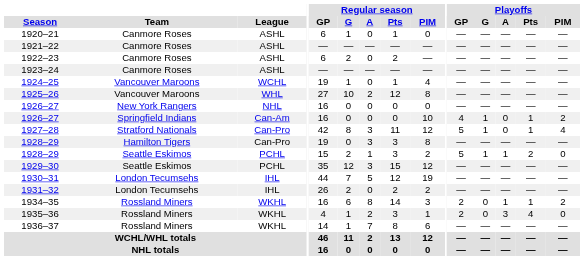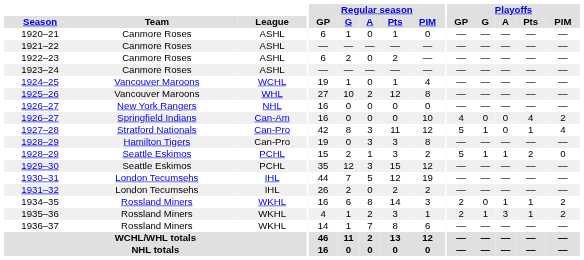(485, 118) 1 -> (485, 118) 0
(531, 118) 1 -> (531, 118) 4
(485, 214) 0 -> (485, 214) 1
(531, 214) 4 -> (531, 214) 1
(563, 214) 0 -> (563, 214) 2
